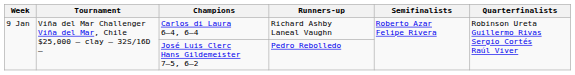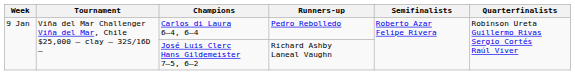(301, 28) Richard Ashby Laneal Vaughn -> (306, 24) Pedro Rebolledo
(306, 46) Pedro Rebolledo -> (301, 50) Richard Ashby Laneal Vaughn
